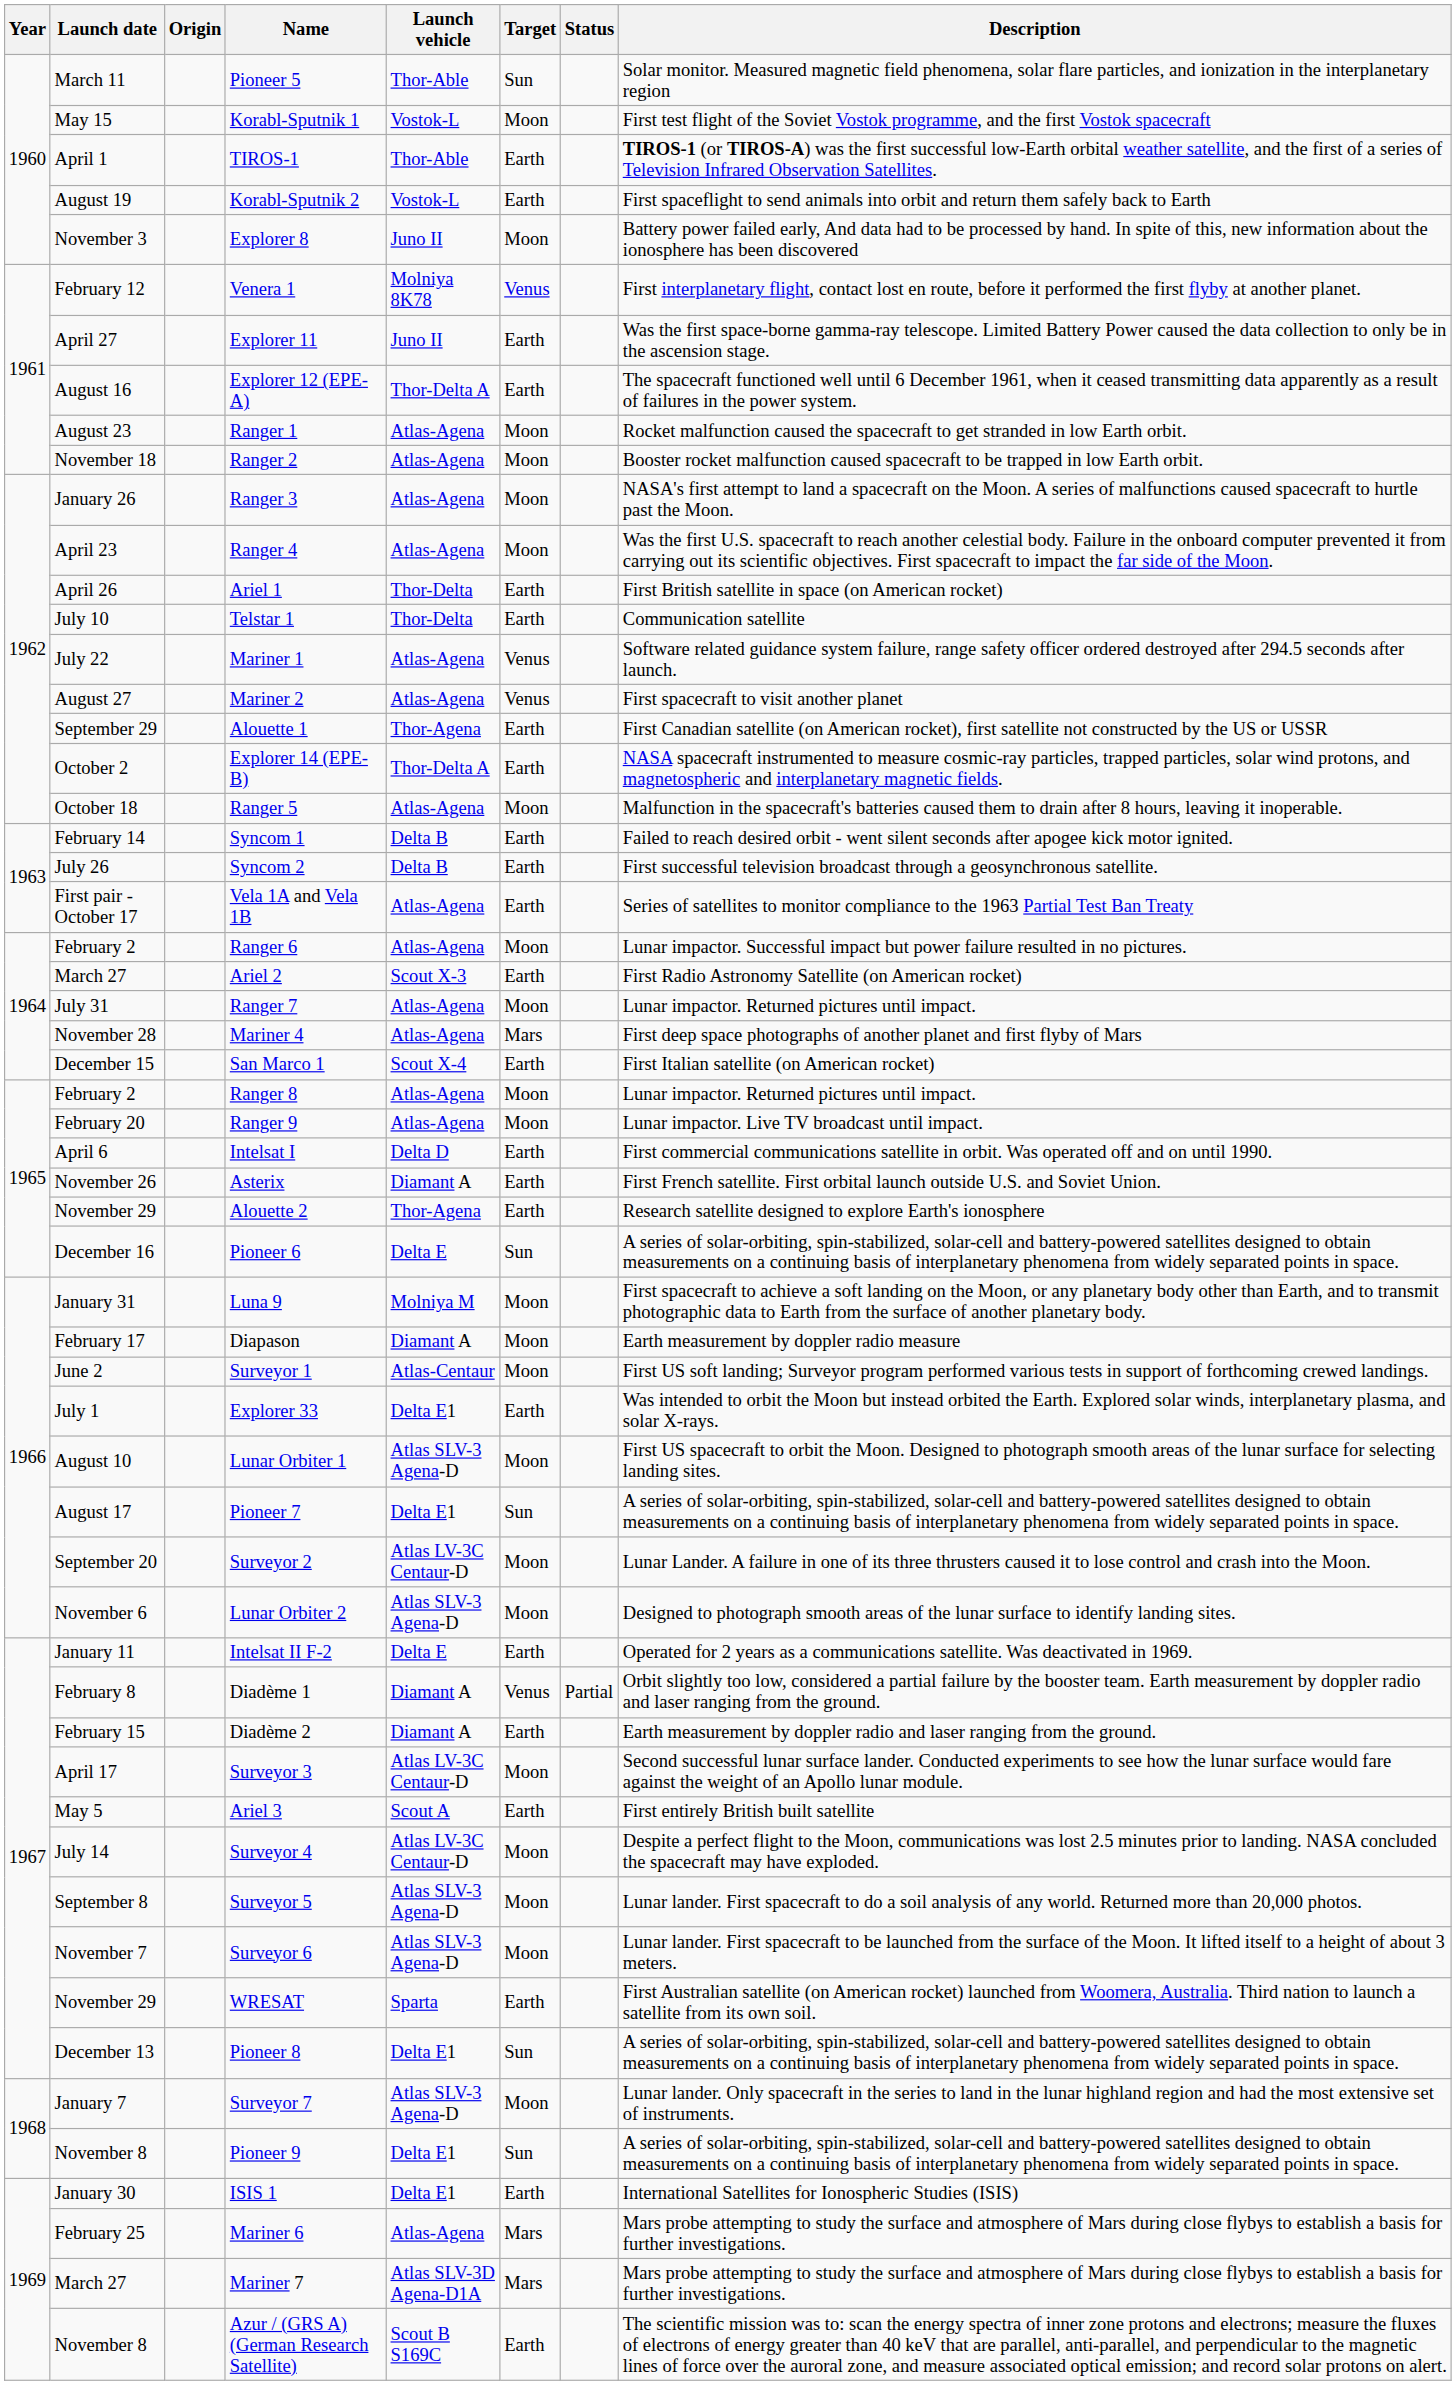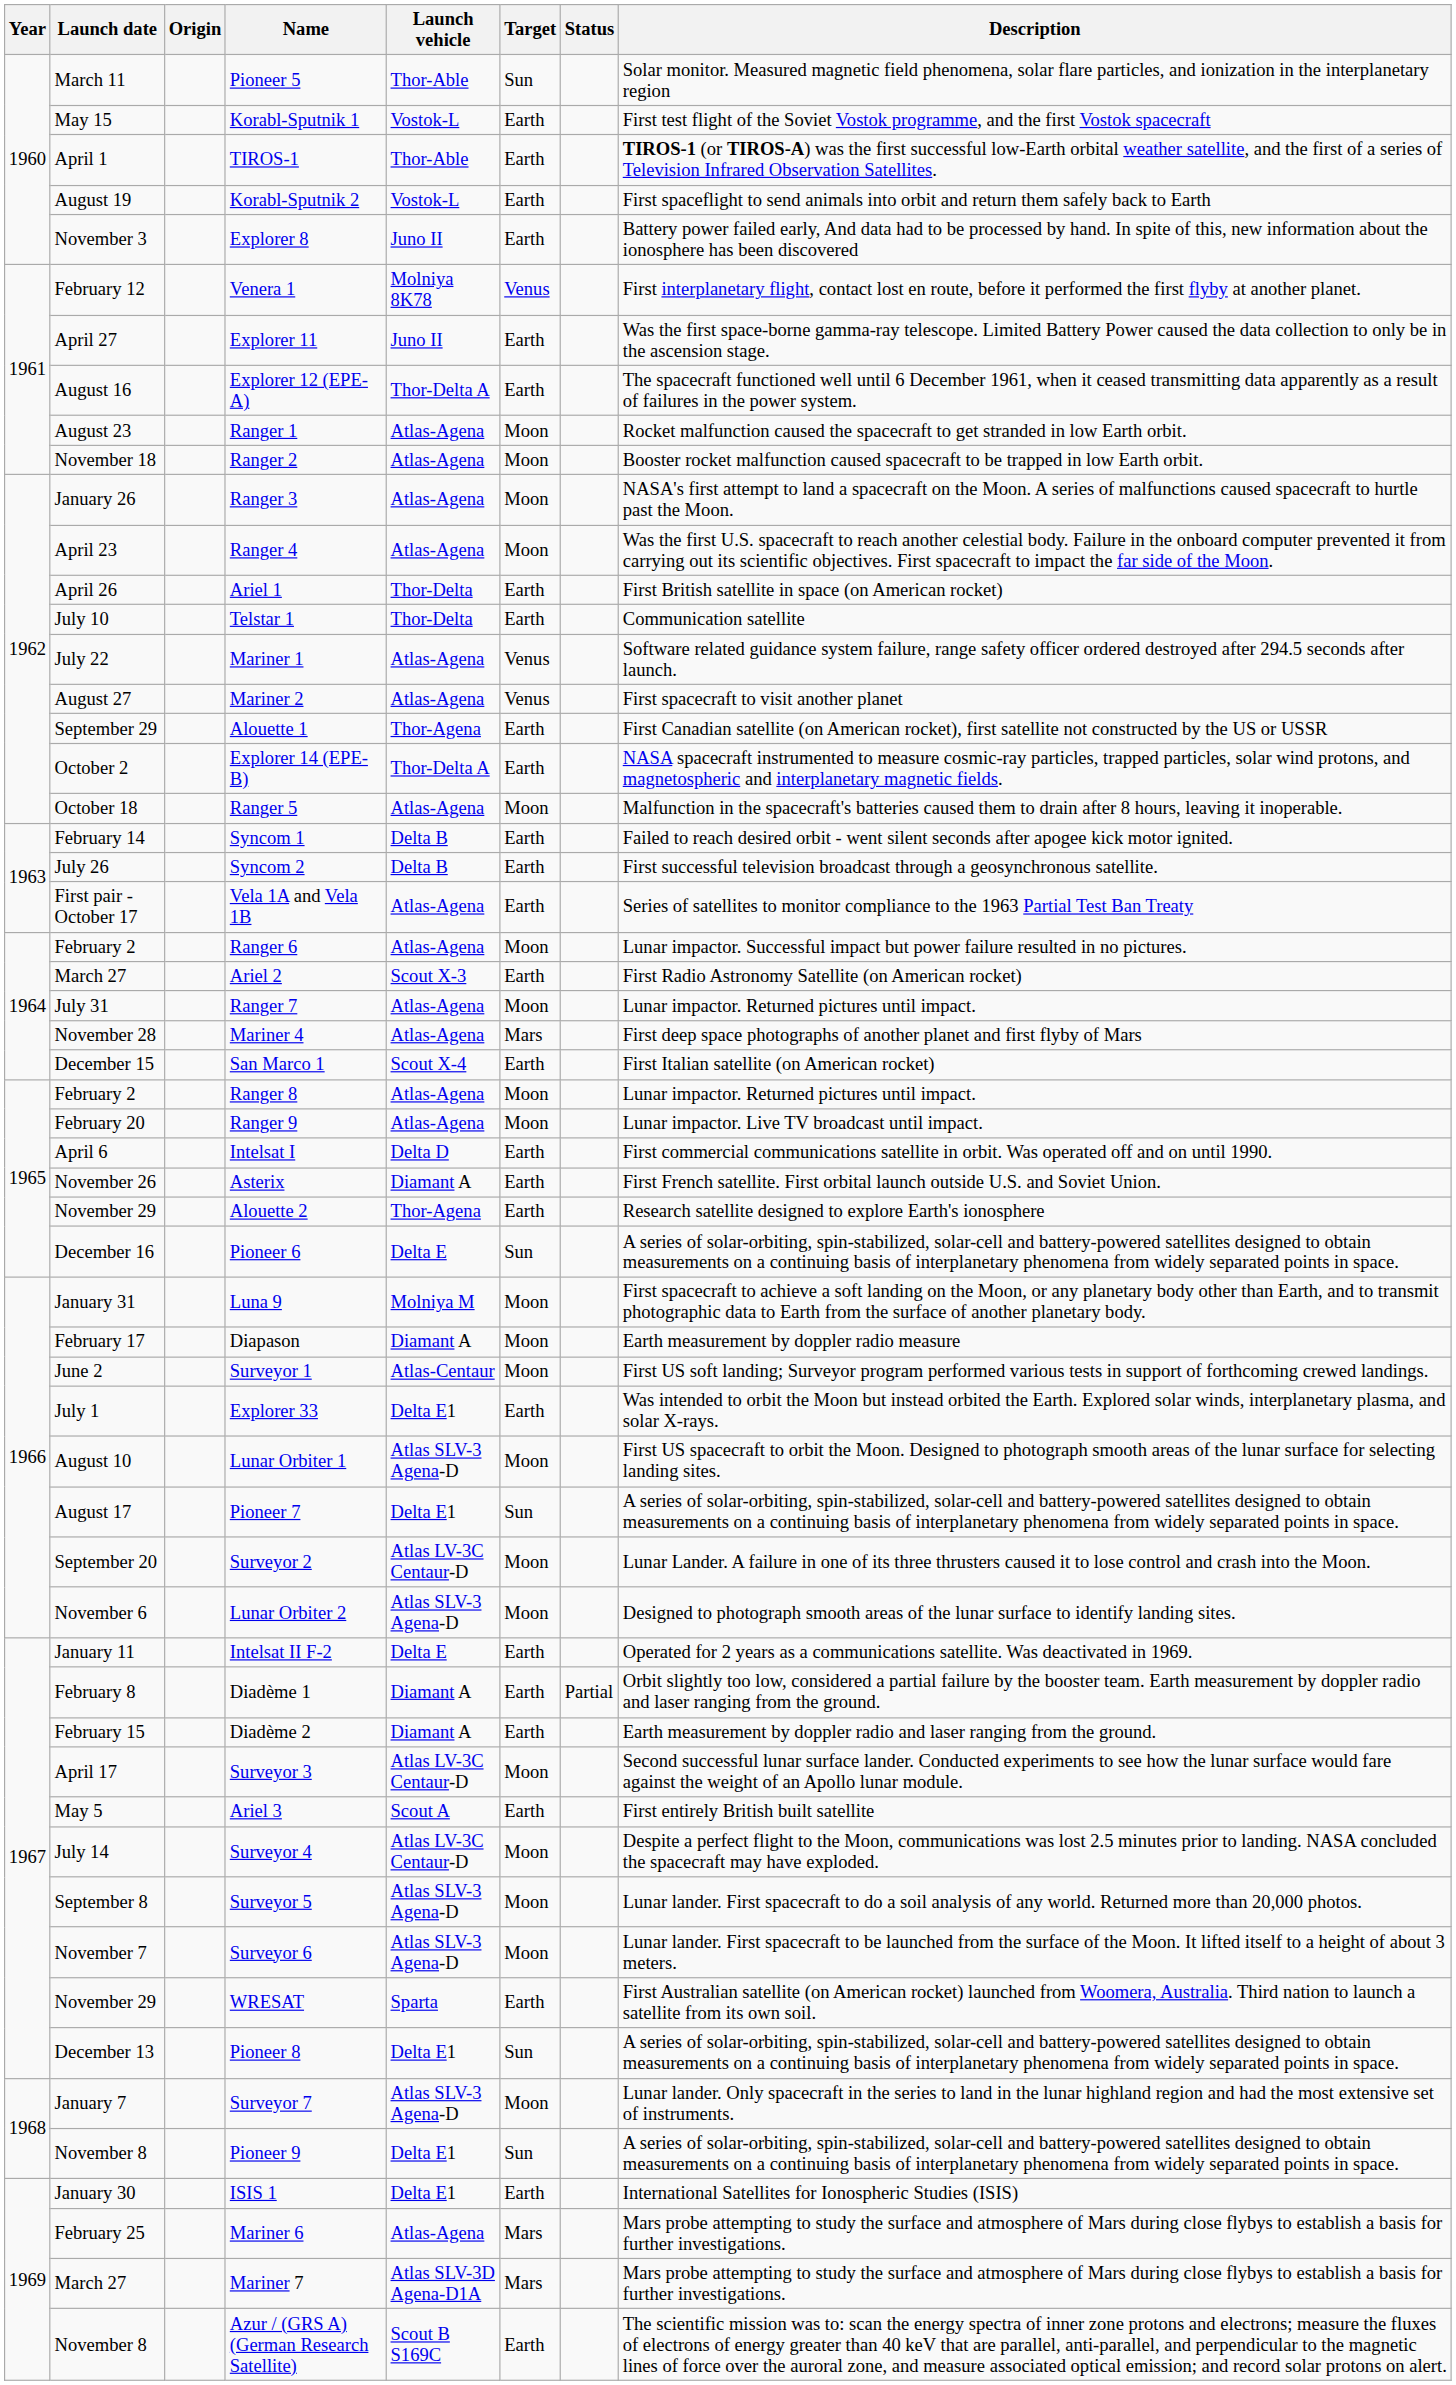(526, 119) Moon -> (524, 119) Earth
(526, 239) Moon -> (524, 239) Earth
(527, 1692) Venus -> (524, 1692) Earth
